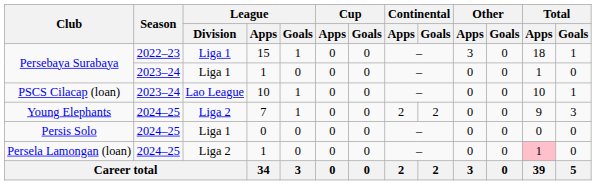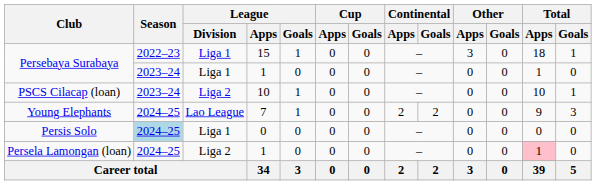(215, 92) Lao League -> (215, 92) Liga 2
(215, 111) Liga 2 -> (215, 111) Lao League
(158, 131) no background -> (158, 131) lightblue background
